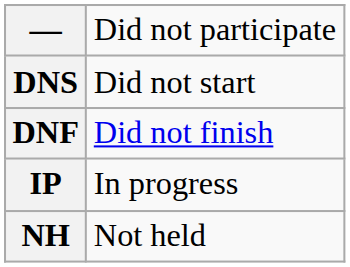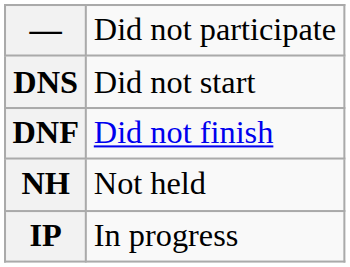rows swapped: (46, 183) <-> (46, 235)
